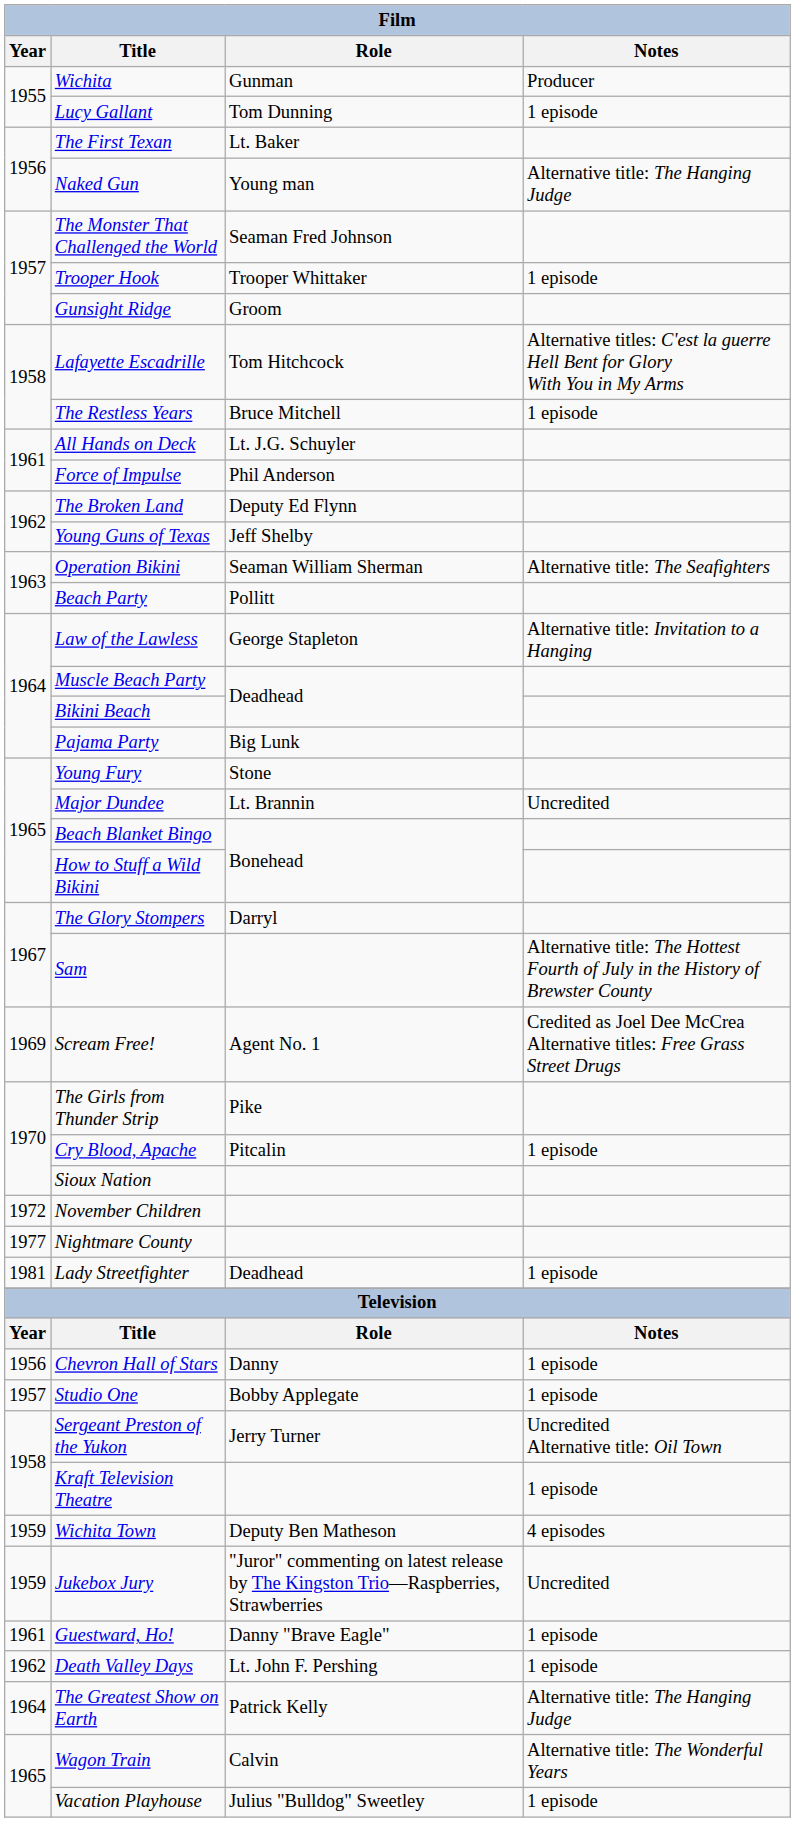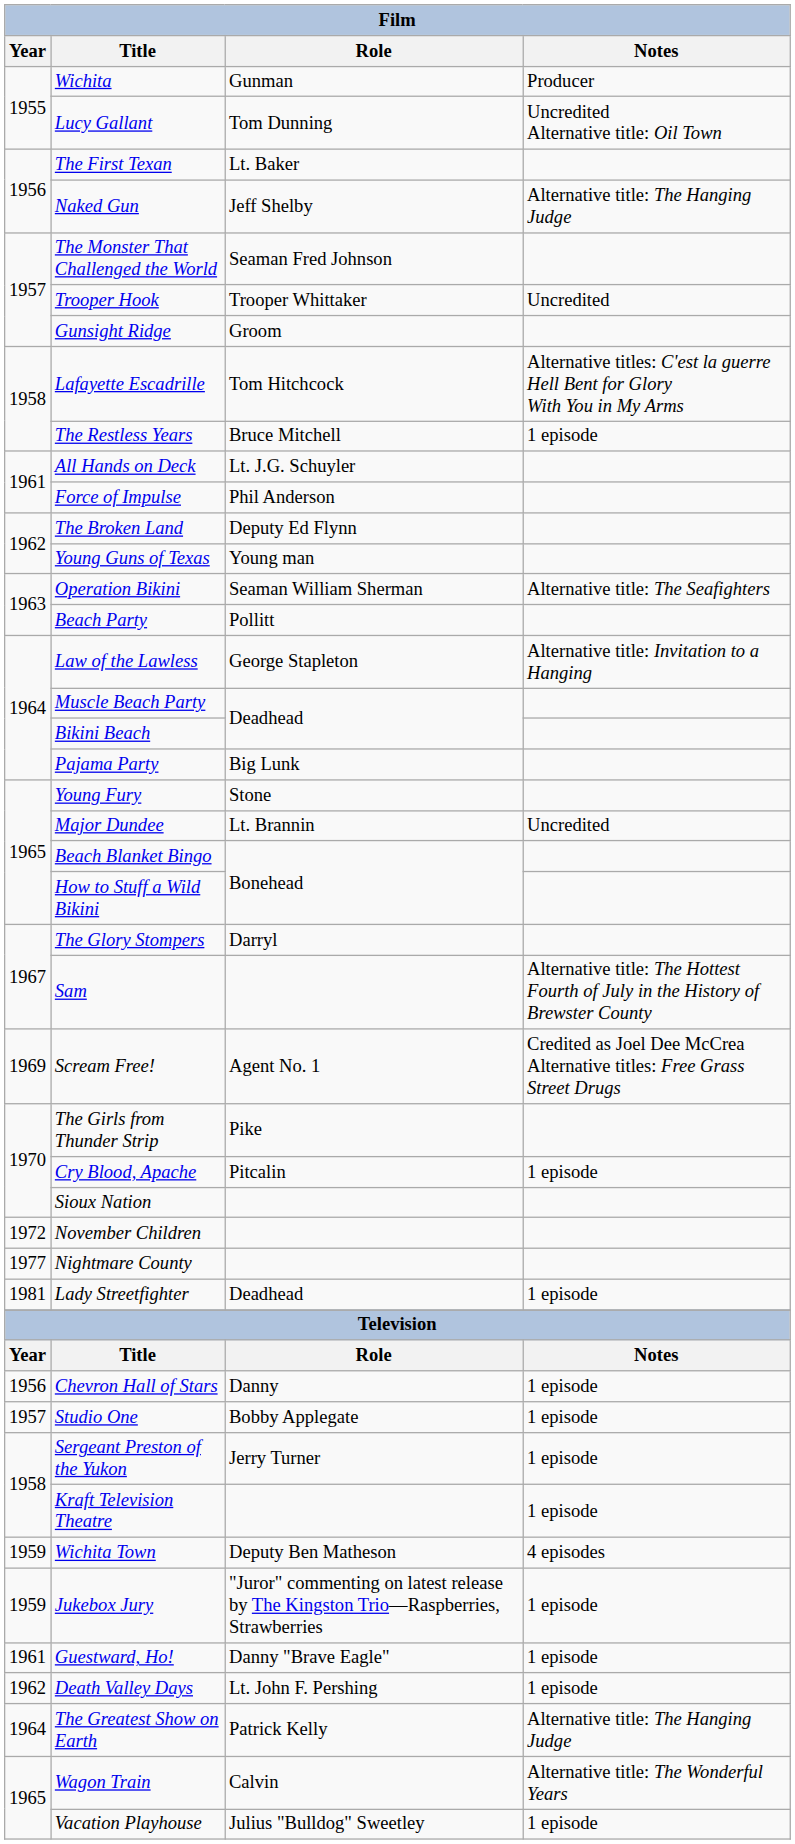(562, 112) 1 episode -> (624, 123) Uncredited Alternative title: Oil Town
(272, 184) Young man -> (271, 206) Jeff Shelby
(562, 278) 1 episode -> (568, 300) Uncredited
(271, 536) Jeff Shelby -> (272, 558) Young man
(624, 1436) Uncredited Alternative title: Oil Town -> (562, 1458) 1 episode
(568, 1583) Uncredited -> (562, 1605) 1 episode
